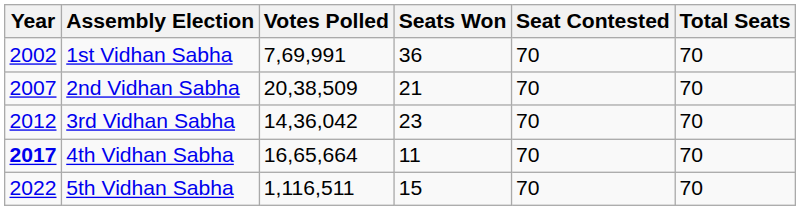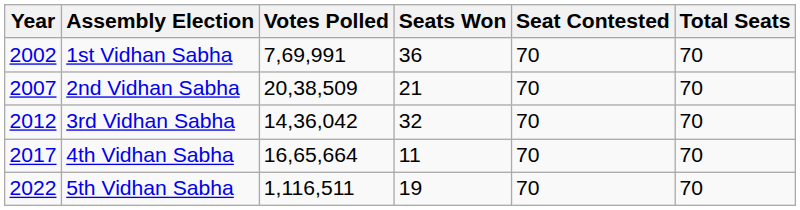(410, 121) 23 -> (410, 121) 32
(33, 155) bold -> (33, 155) normal
(410, 188) 15 -> (410, 188) 19
